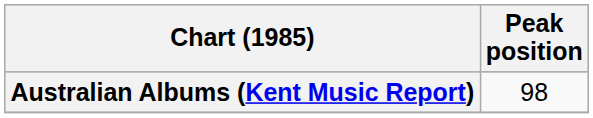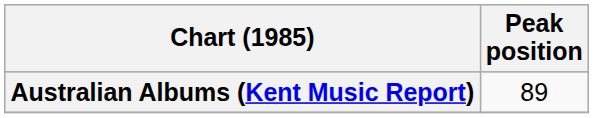(534, 91) 98 -> (534, 91) 89
